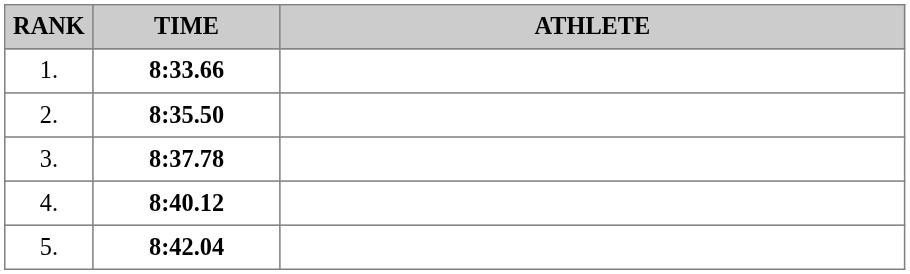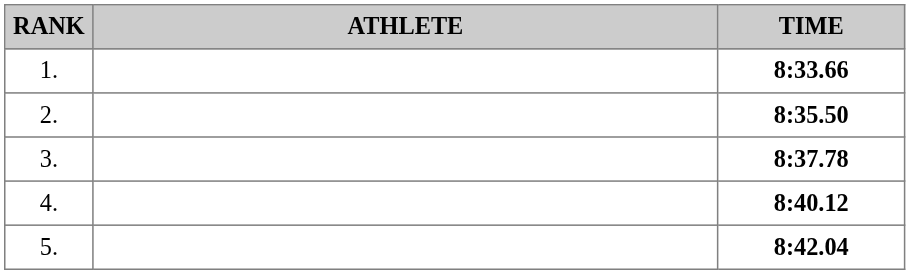columns swapped: (592, 26) <-> (187, 26)
